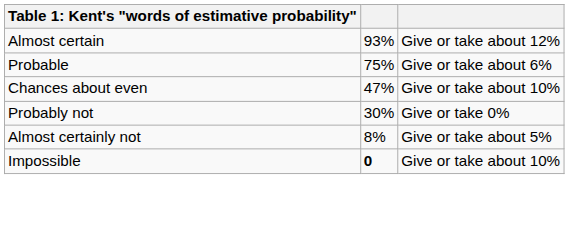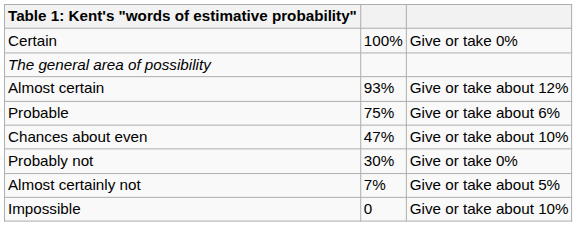+ row: (32, 40)
+ row: (109, 64)
(375, 137) 8% -> (375, 185) 7%
(368, 161) bold -> (368, 209) normal
